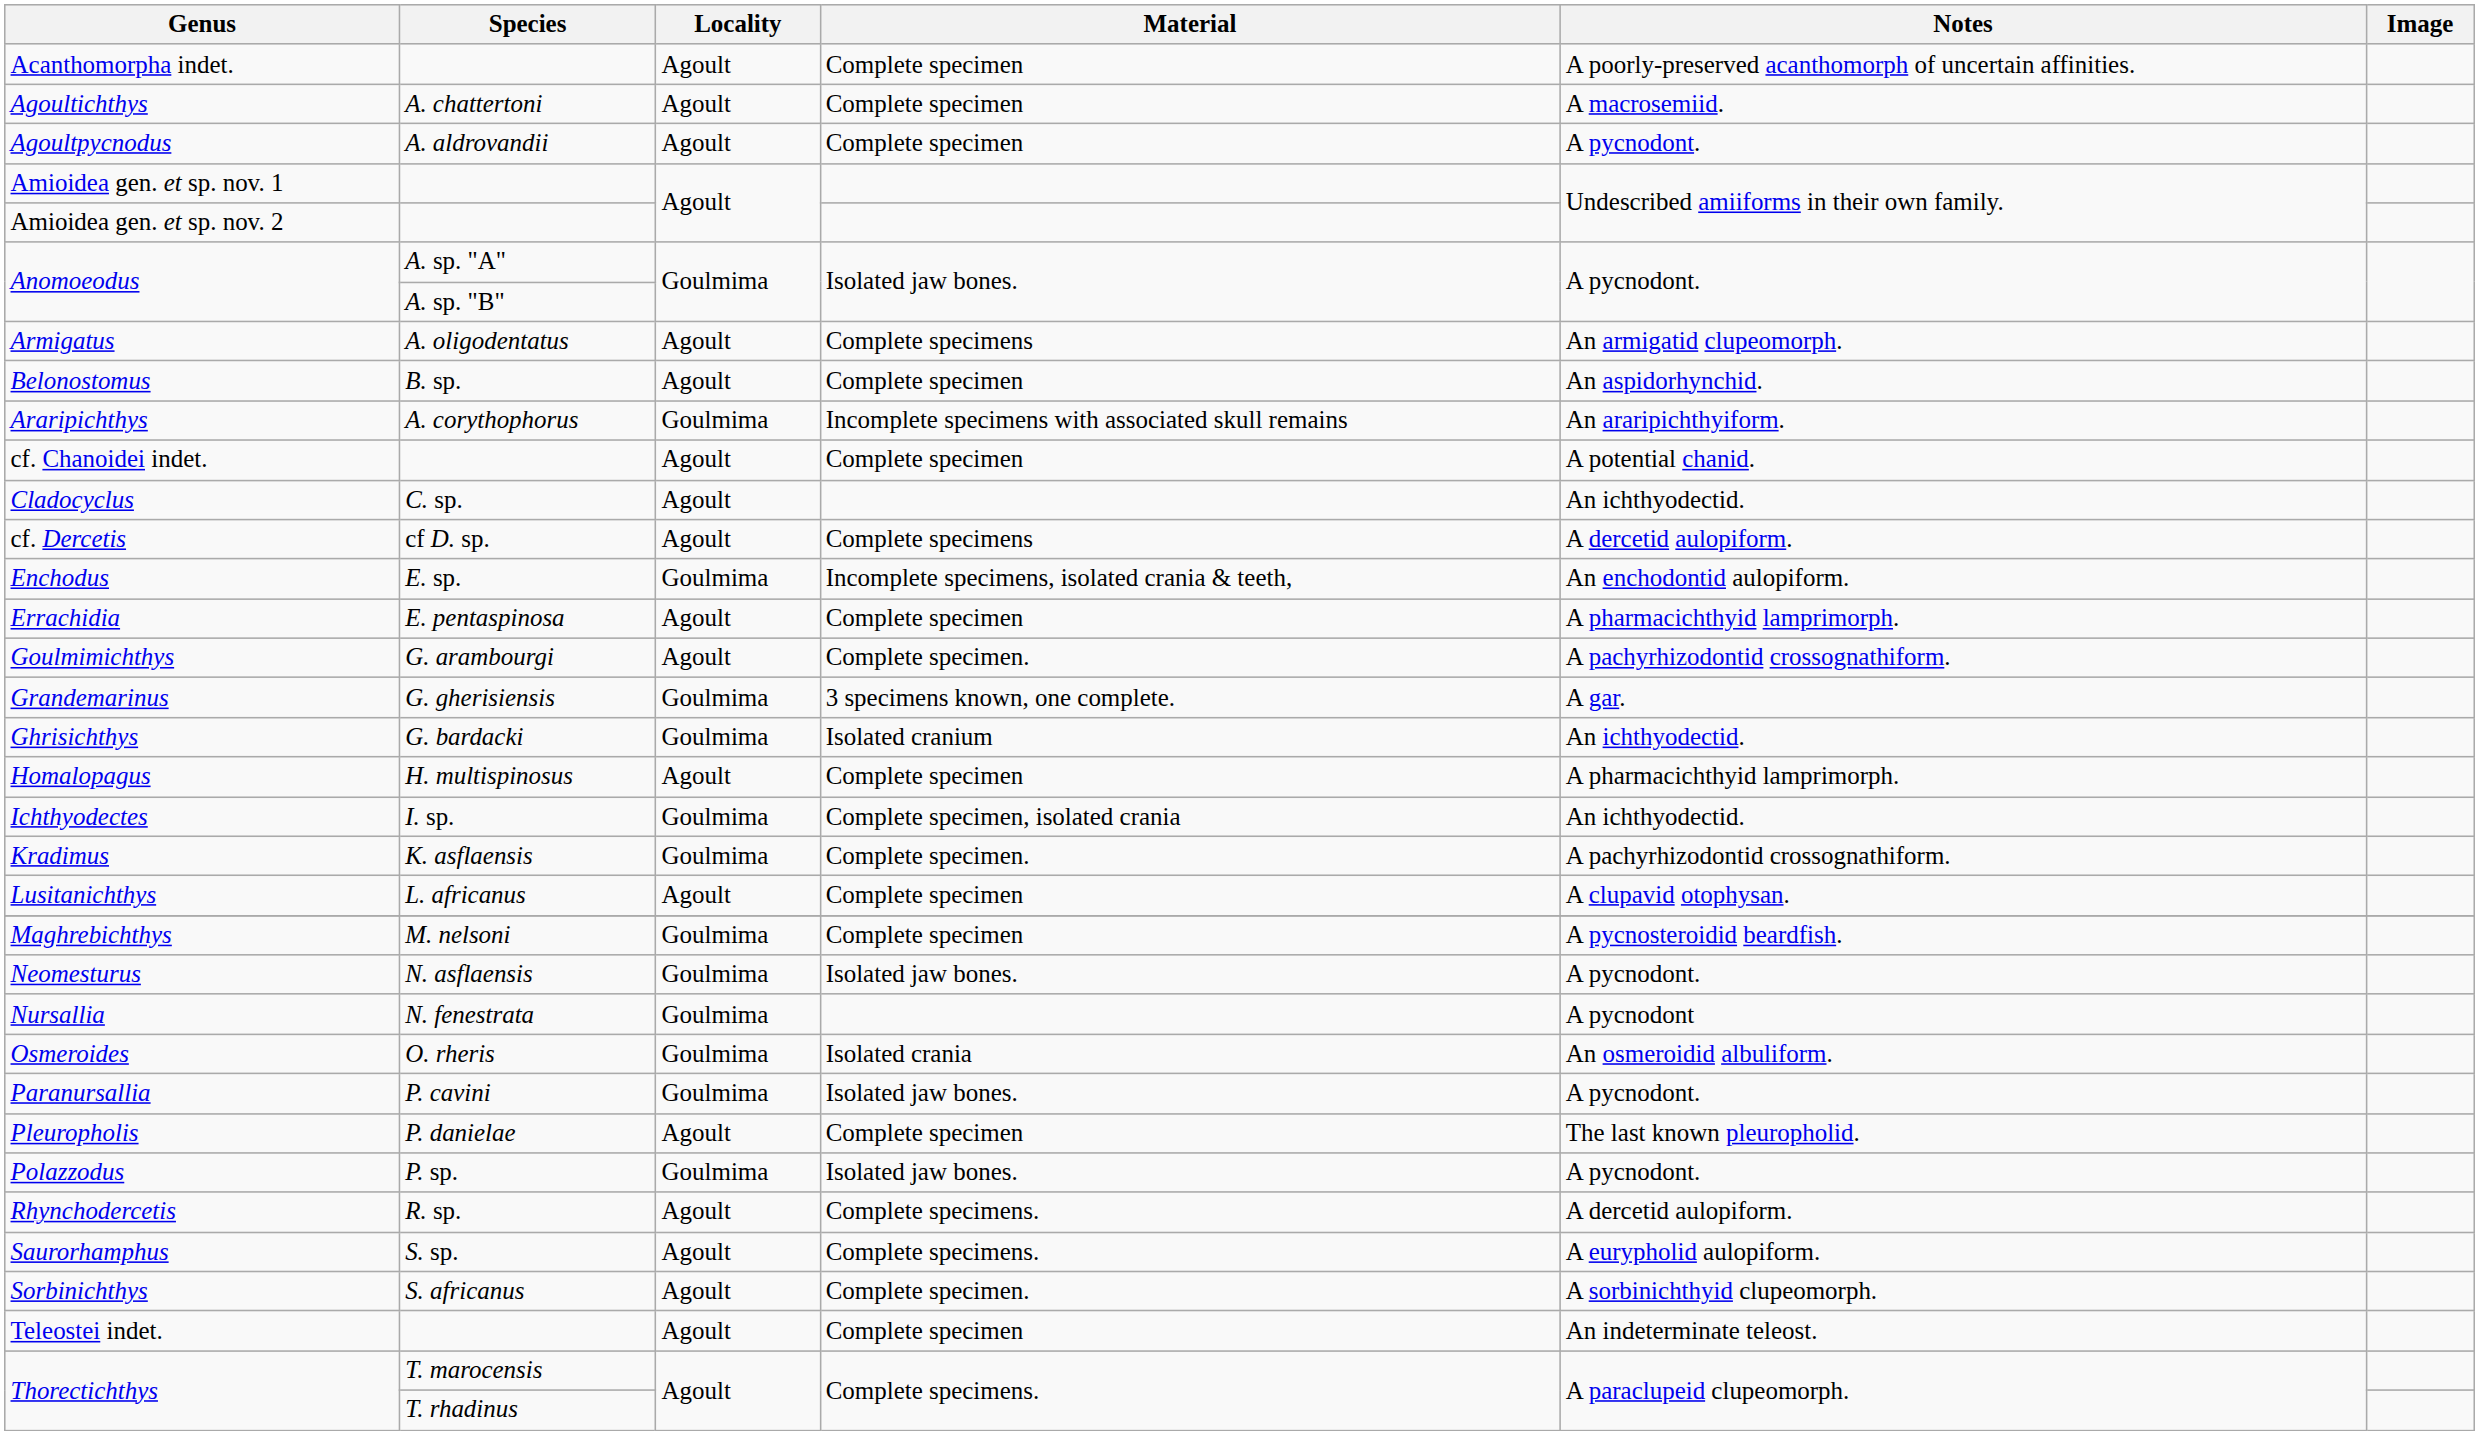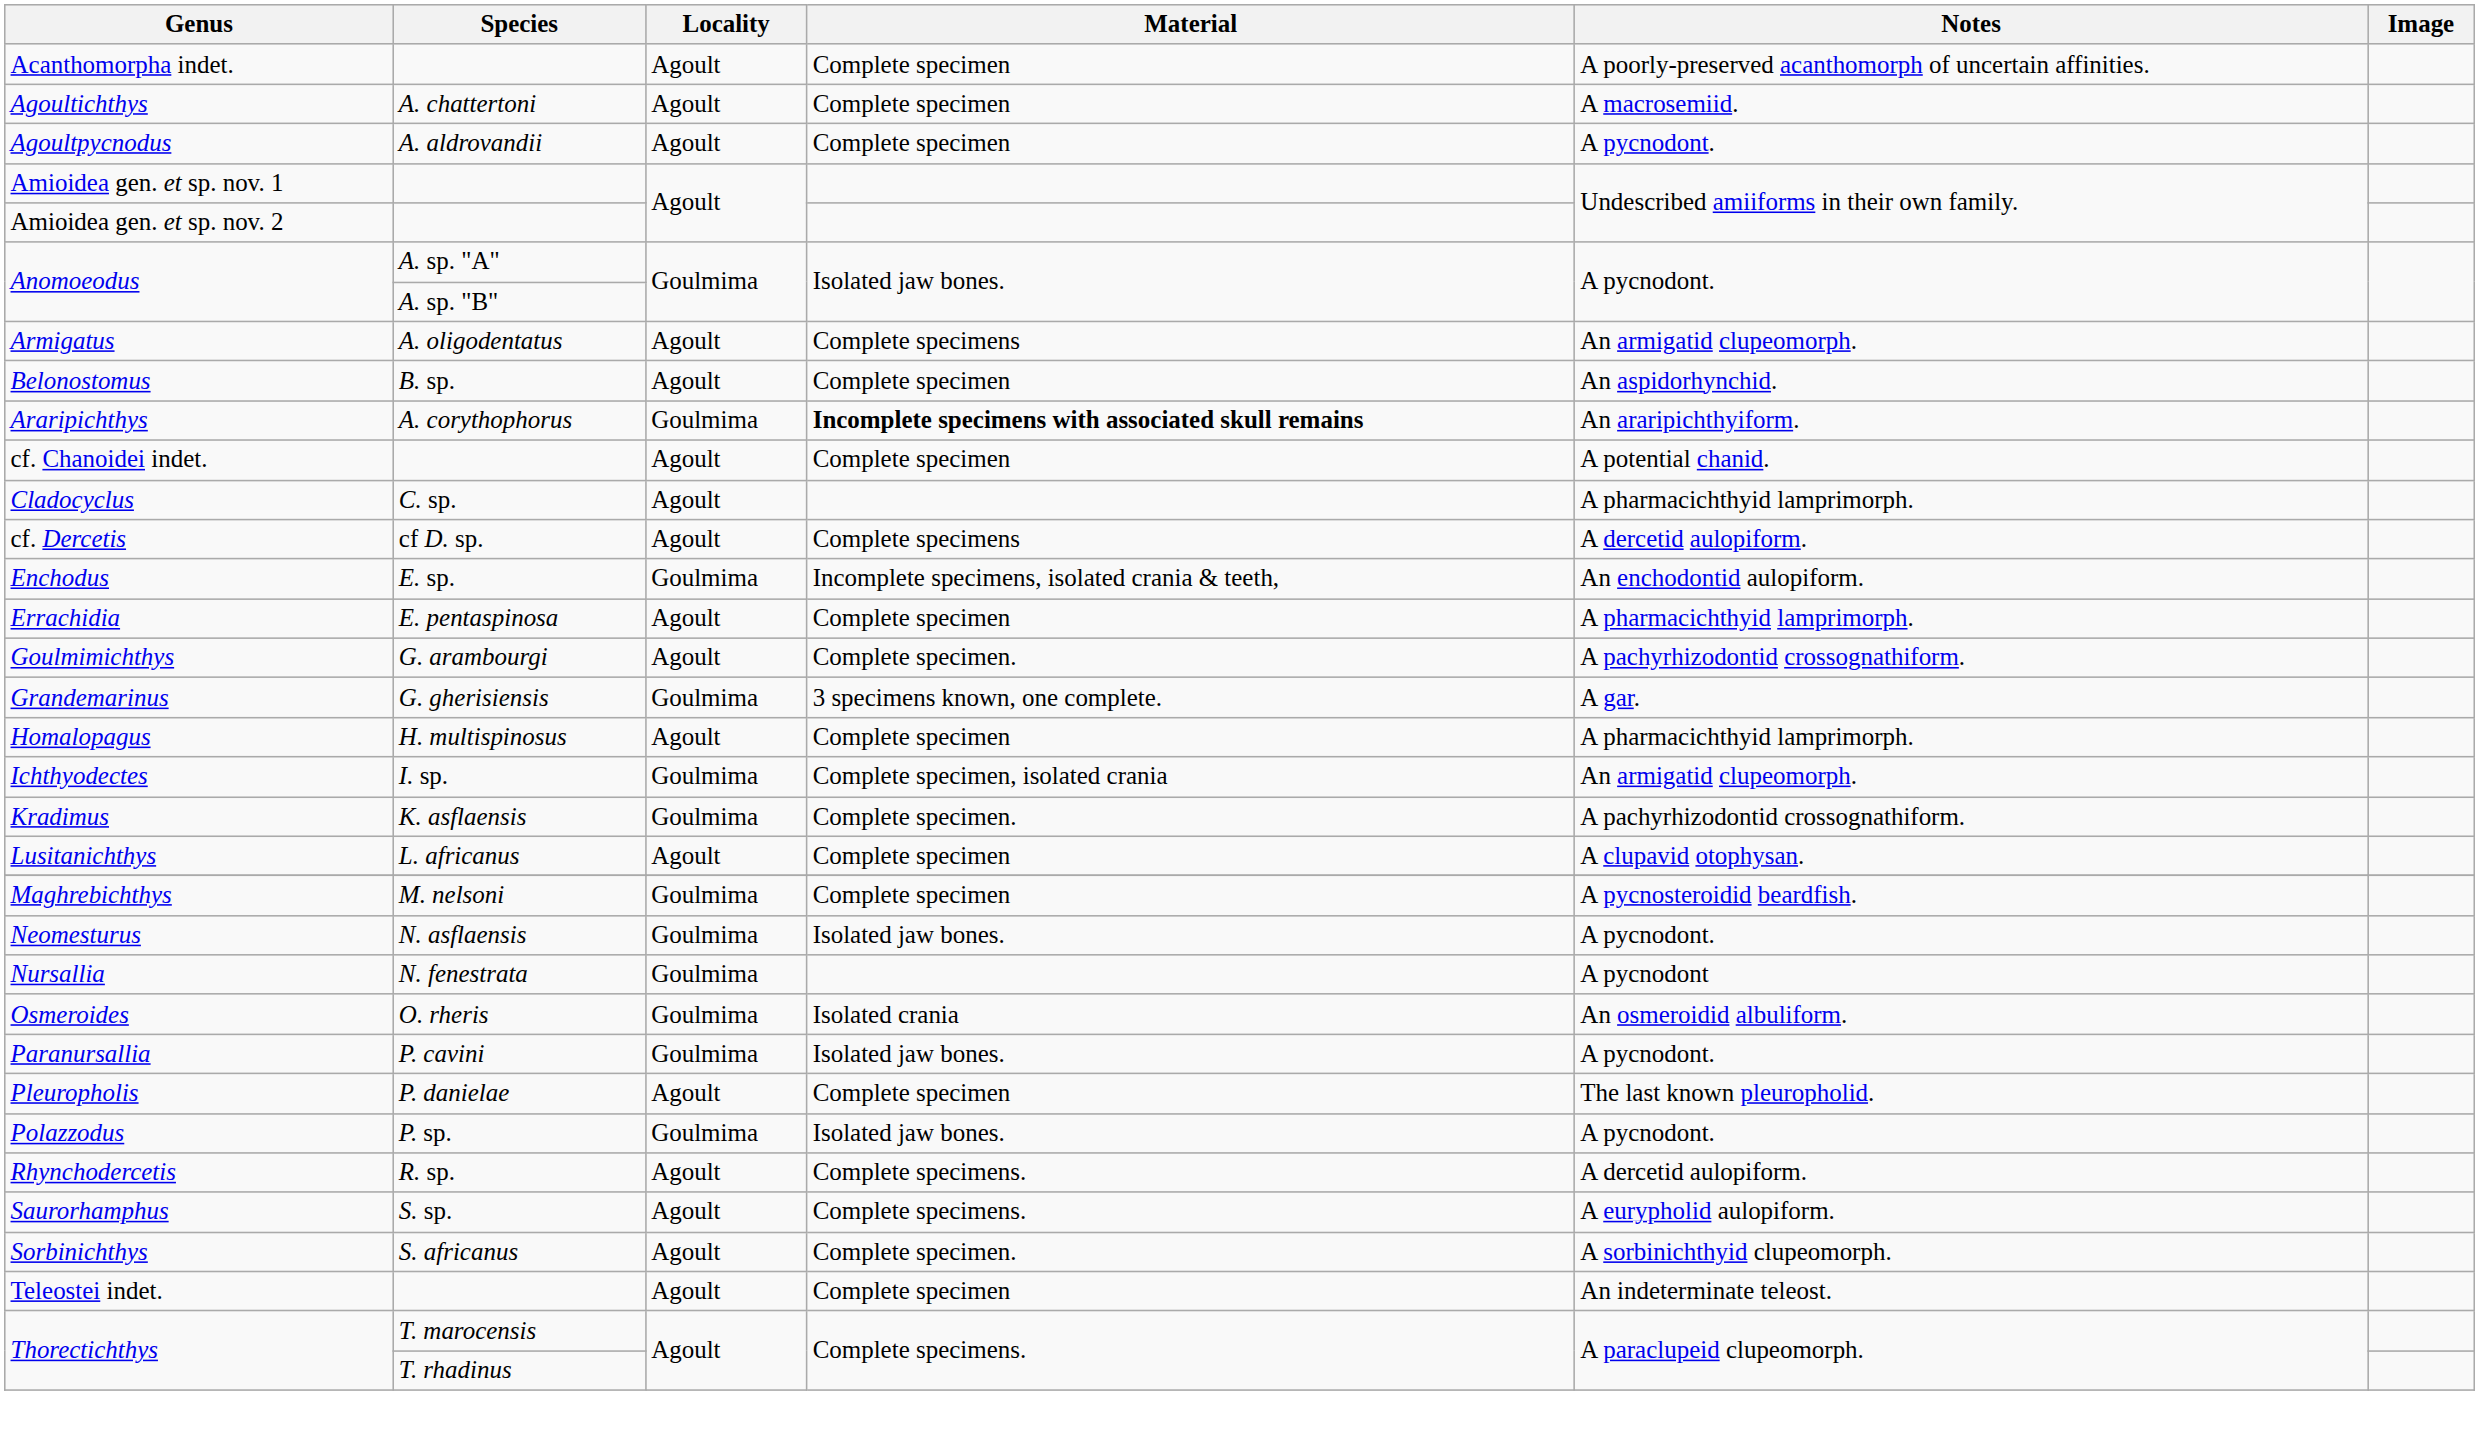(1087, 420) normal -> (1088, 420) bold
(1655, 499) An ichthyodectid. -> (1747, 499) A pharmacichthyid lamprimorph.
- row: (74, 736)
(1655, 815) An ichthyodectid. -> (1719, 776) An armigatid clupeomorph.
